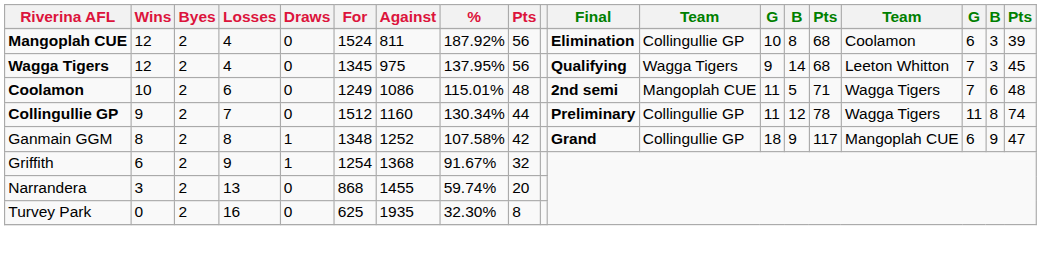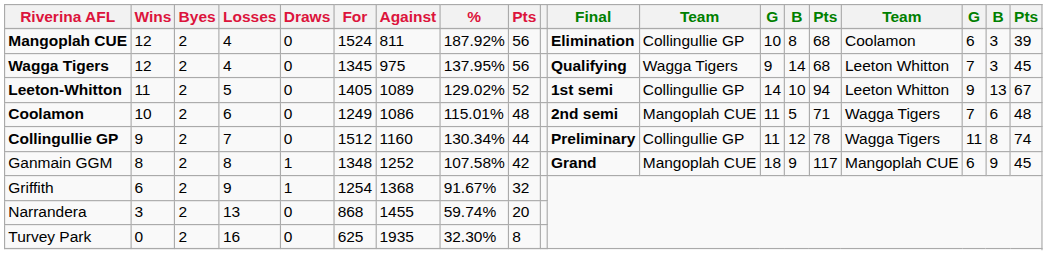+ row: (65, 90)
(694, 139) Collingullie GP -> (700, 163) Mangoplah CUE
(1017, 139) 47 -> (1023, 163) 45
